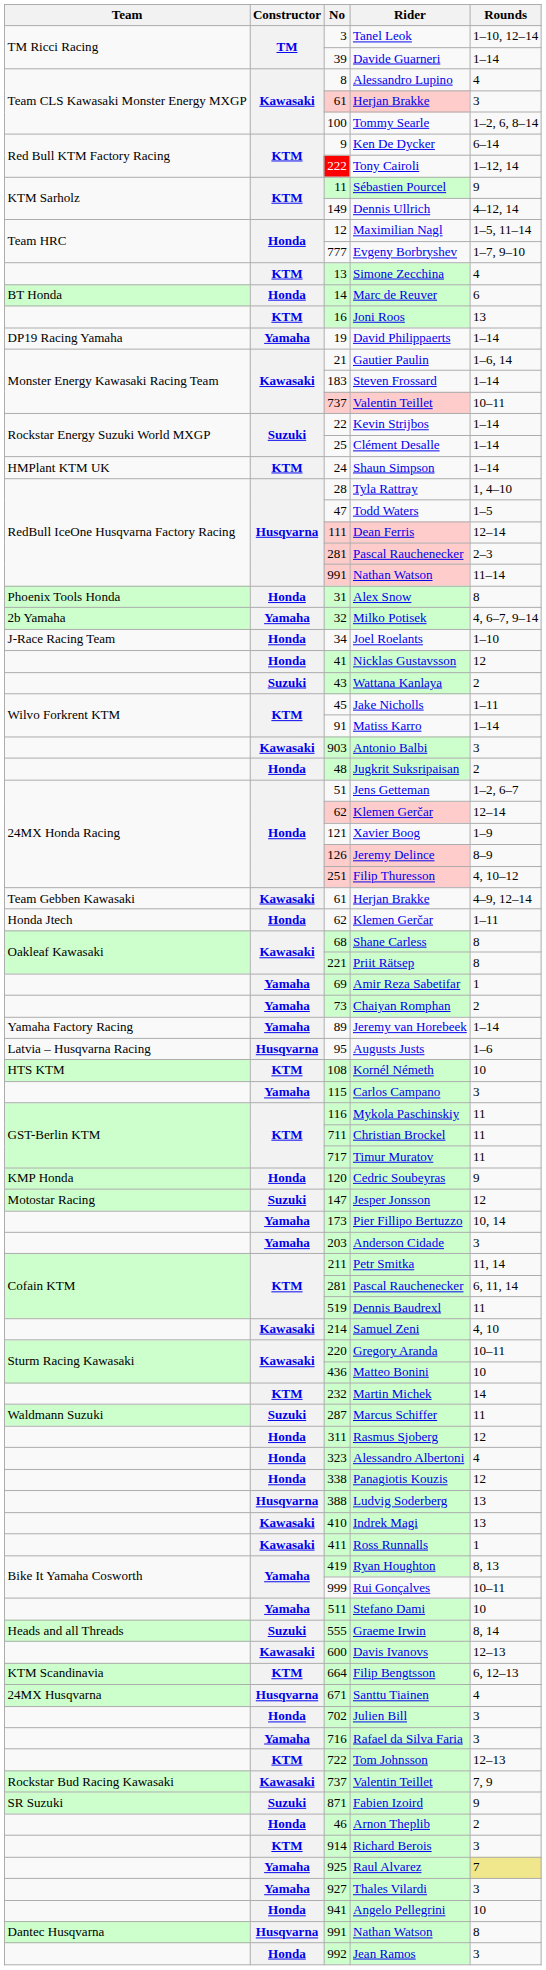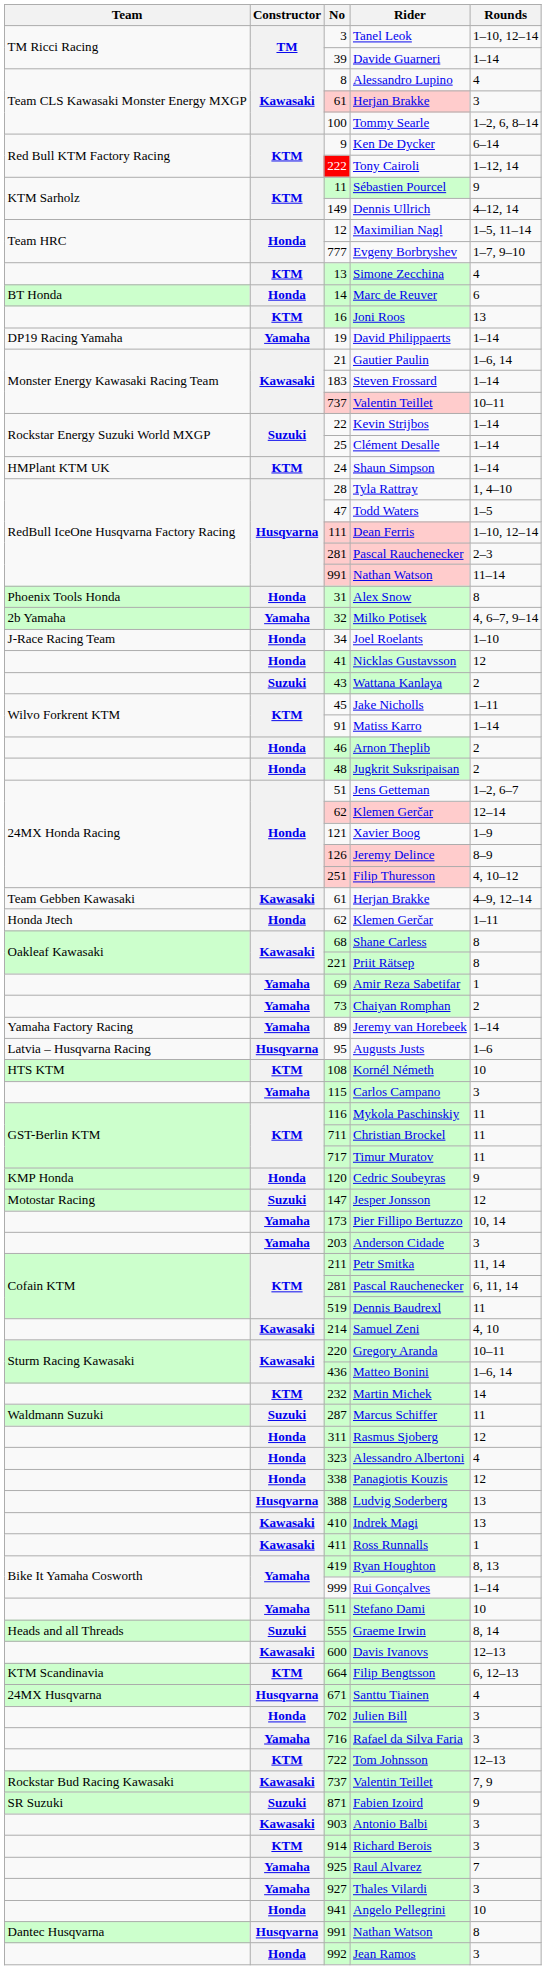(489, 531) 12–14 -> (506, 531) 1–10, 12–14
rows swapped: (127, 1824) <-> (127, 747)
(479, 1371) 10 -> (493, 1371) 1–6, 14
(489, 1587) 10–11 -> (486, 1587) 1–14
(476, 1867) khaki background -> (476, 1867) no background
